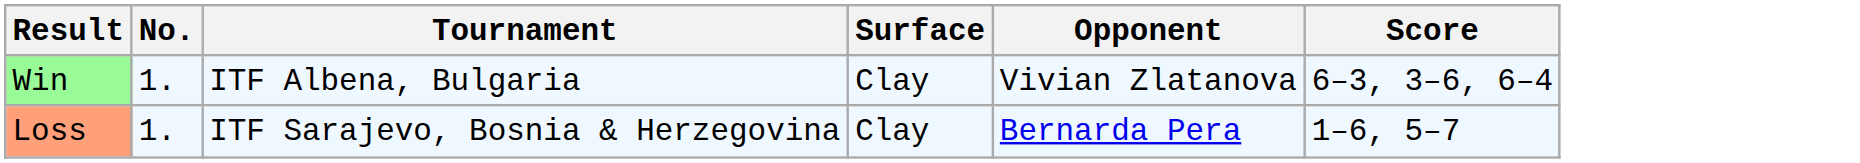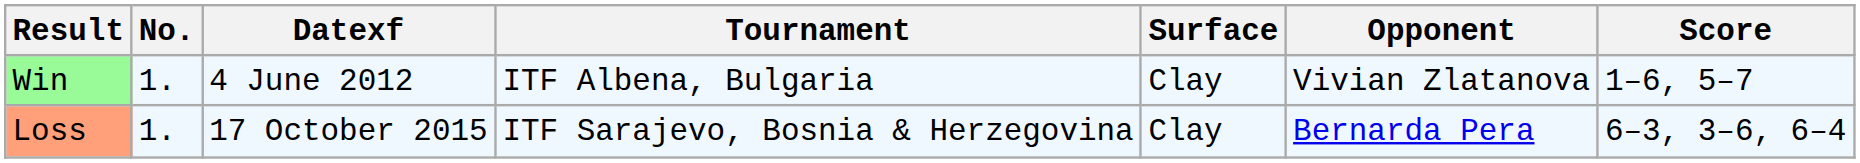+ column: (348, 30)
(1432, 81) 6–3, 3–6, 6–4 -> (1679, 81) 1–6, 5–7
(1386, 131) 1–6, 5–7 -> (1726, 131) 6–3, 3–6, 6–4
